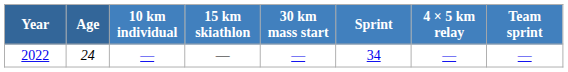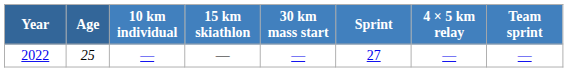(88, 55) 24 -> (88, 55) 25
(374, 55) 34 -> (374, 55) 27
